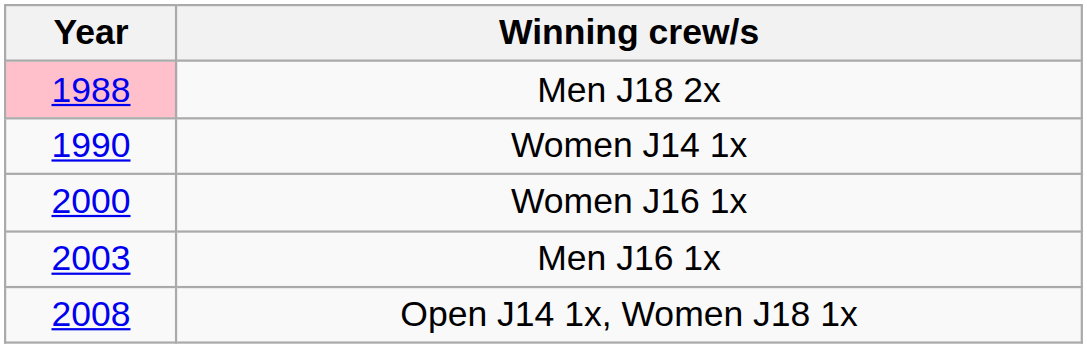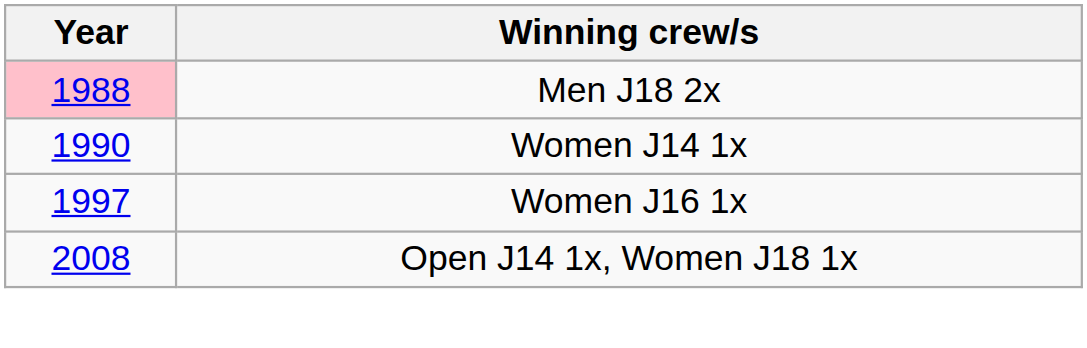(91, 201) 2000 -> (91, 201) 1997
- row: (629, 257)
